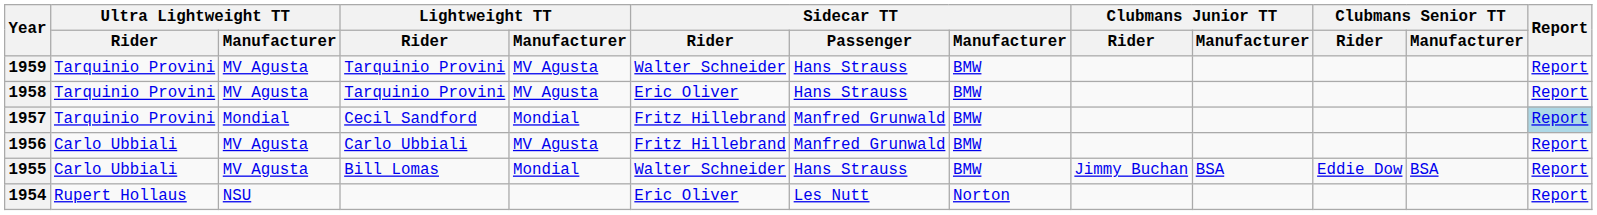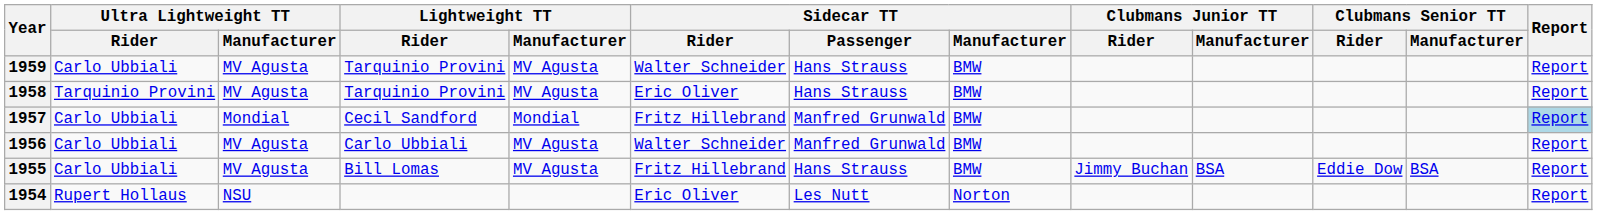(135, 69) Tarquinio Provini -> (116, 69) Carlo Ubbiali
(135, 120) Tarquinio Provini -> (116, 120) Carlo Ubbiali
(710, 145) Fritz Hillebrand -> (710, 145) Walter Schneider
(546, 171) Mondial -> (556, 171) MV Agusta
(710, 171) Walter Schneider -> (710, 171) Fritz Hillebrand
